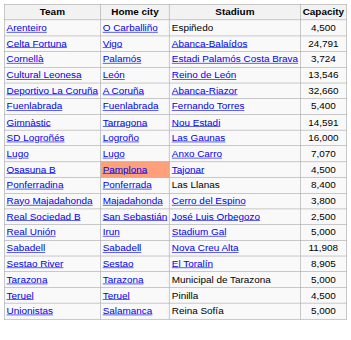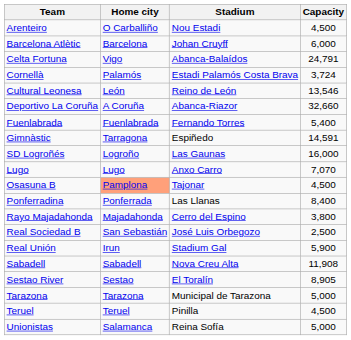(192, 28) Espiñedo -> (196, 28) Nou Estadi
+ row: (44, 43)
(196, 122) Nou Estadi -> (192, 138) Espiñedo
(323, 232) 5,000 -> (323, 248) 5,900
